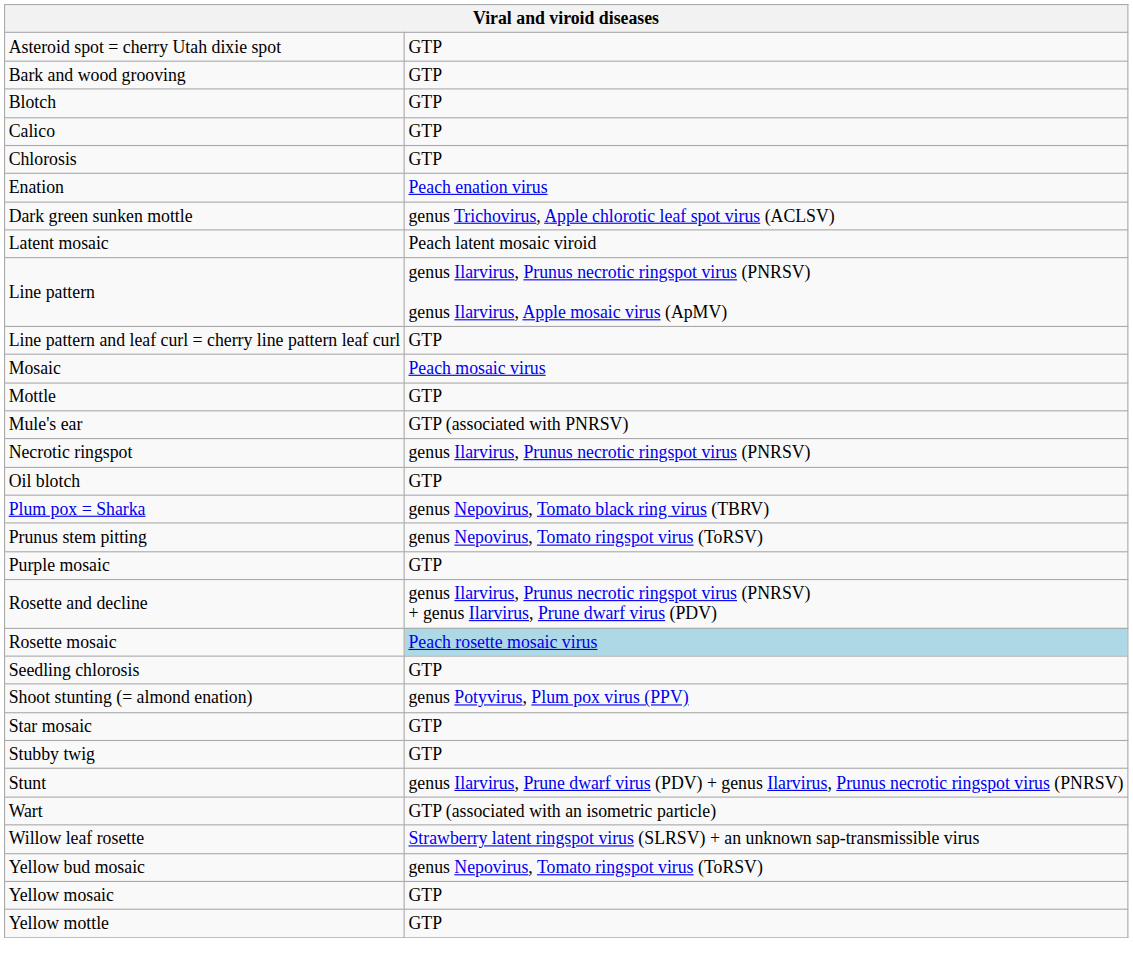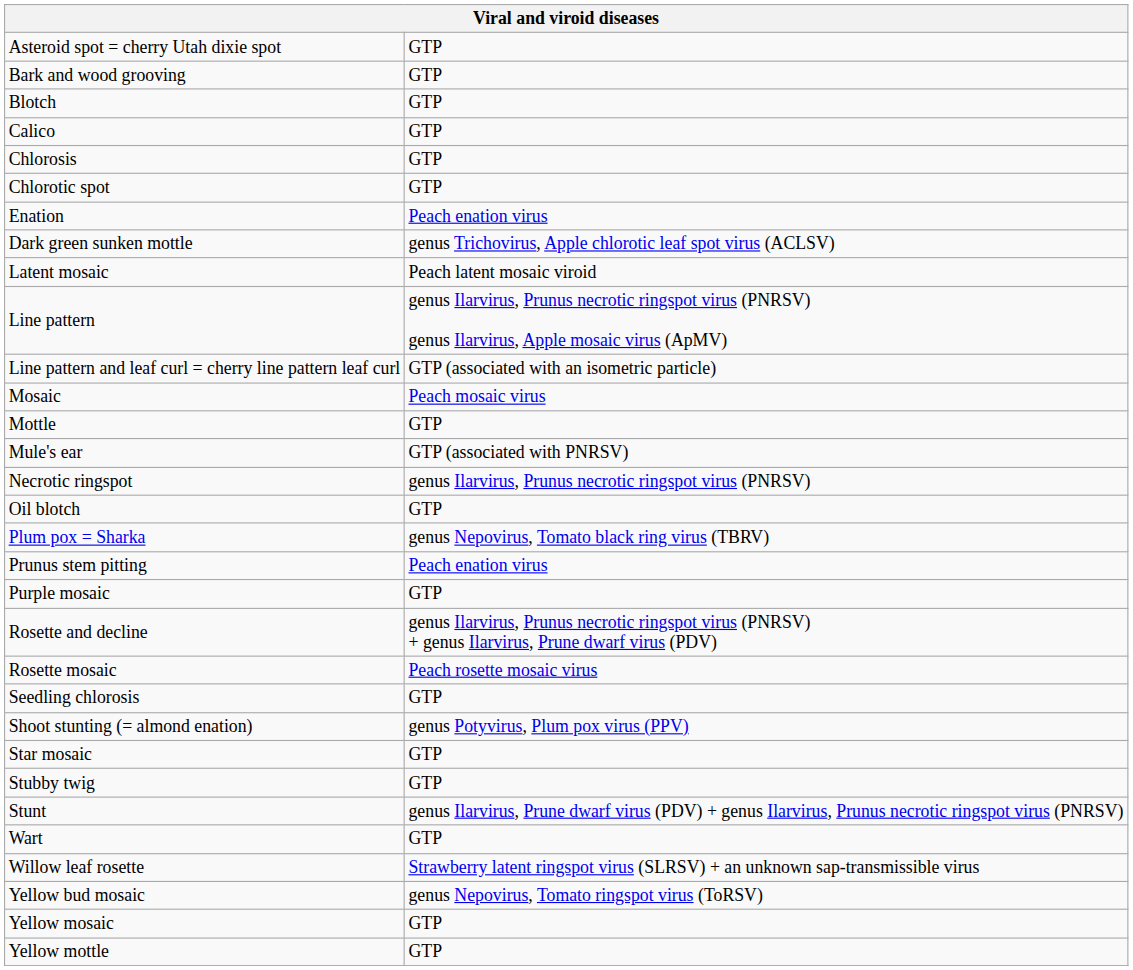+ row: (59, 187)
(425, 340) GTP -> (562, 368) GTP (associated with an isometric particle)
(586, 537) genus Nepovirus, Tomato ringspot virus (ToRSV) -> (478, 565) Peach enation virus
(503, 641) lightblue background -> (503, 670) no background
(562, 810) GTP (associated with an isometric particle) -> (425, 839) GTP
